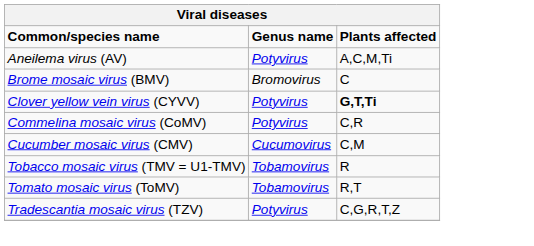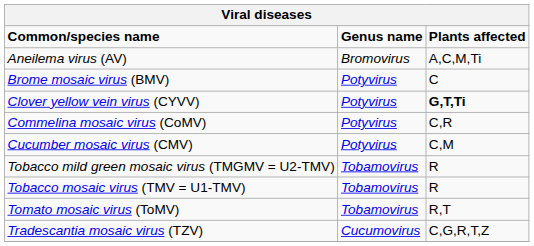(280, 58) Potyvirus -> (375, 58) Bromovirus
(286, 79) Bromovirus -> (369, 79) Potyvirus
(291, 144) Cucumovirus -> (369, 144) Potyvirus
+ row: (171, 166)
(280, 209) Potyvirus -> (381, 230) Cucumovirus
